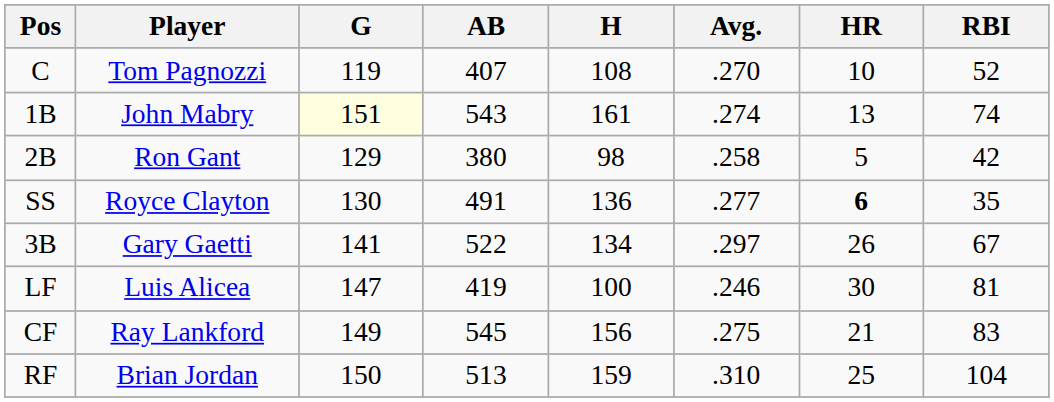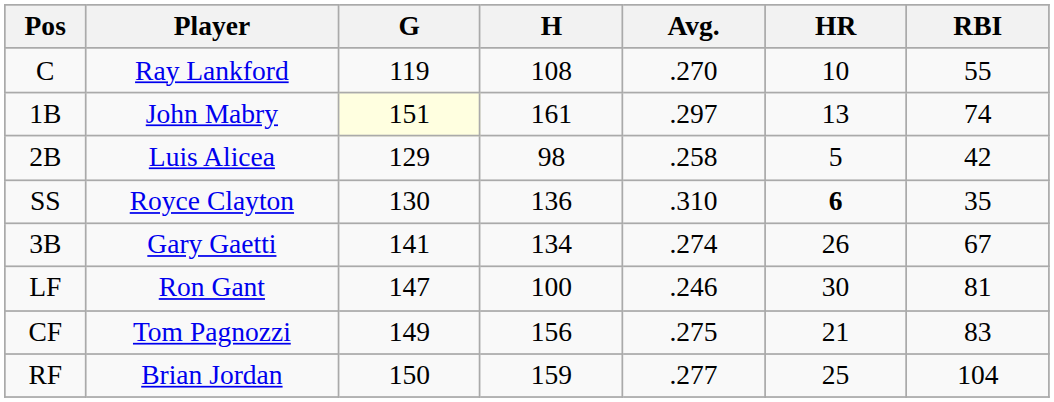- column: (486, 26)
(187, 69) Tom Pagnozzi -> (212, 69) Ray Lankford
(986, 69) 52 -> (978, 69) 55
(736, 113) .274 -> (694, 113) .297
(187, 157) Ron Gant -> (212, 157) Luis Alicea
(736, 200) .277 -> (694, 200) .310
(736, 244) .297 -> (694, 244) .274
(187, 288) Luis Alicea -> (212, 288) Ron Gant
(187, 331) Ray Lankford -> (212, 331) Tom Pagnozzi
(736, 375) .310 -> (694, 375) .277
